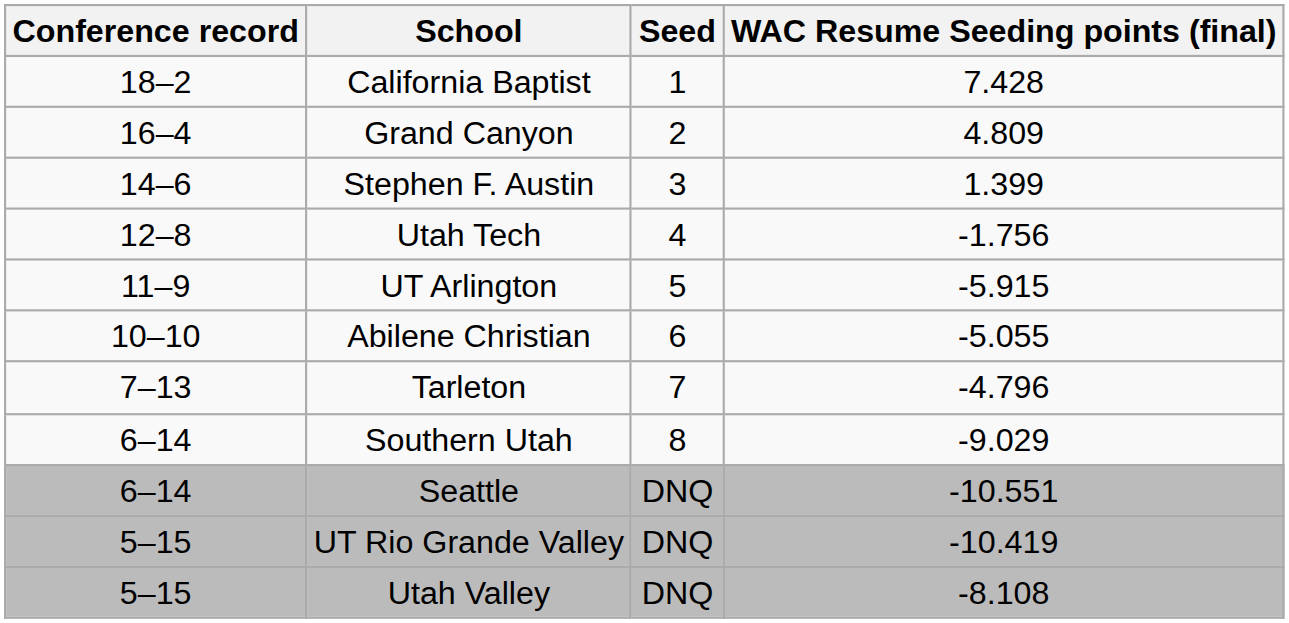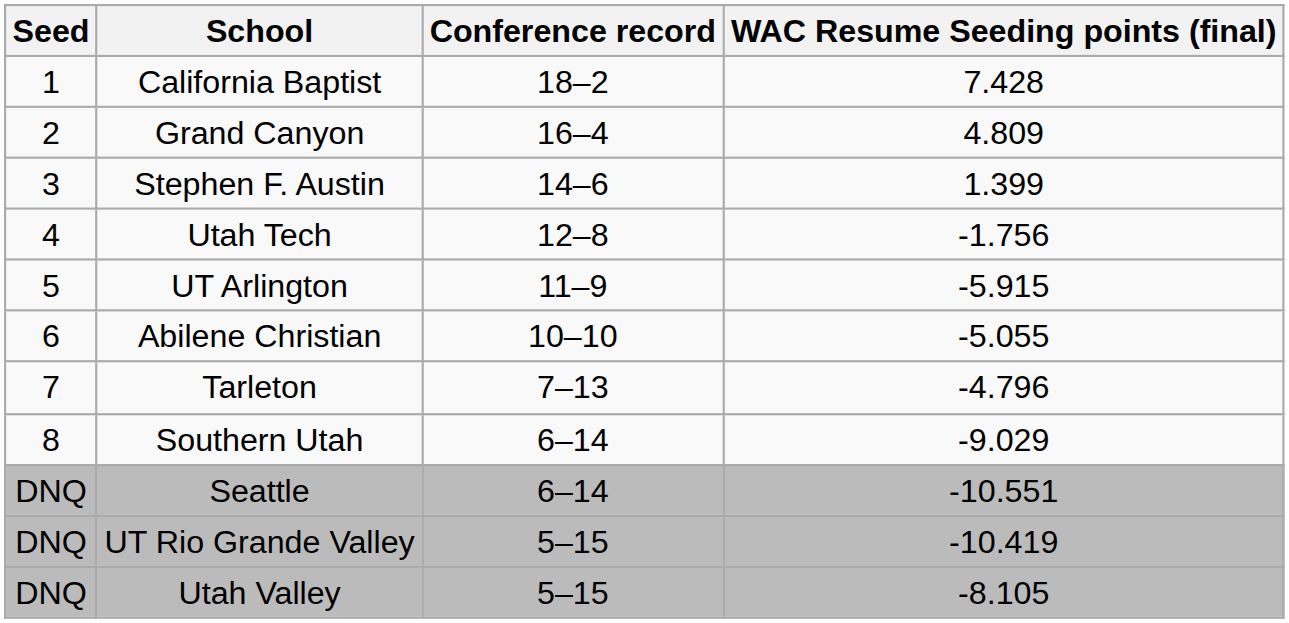columns swapped: (677, 31) <-> (156, 31)
(1004, 592) -8.108 -> (1004, 592) -8.105
